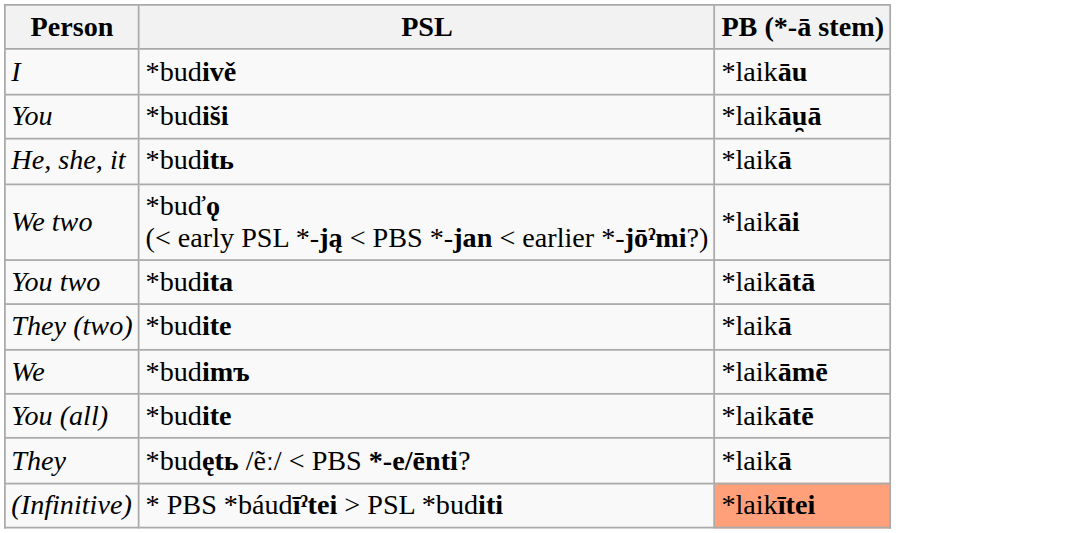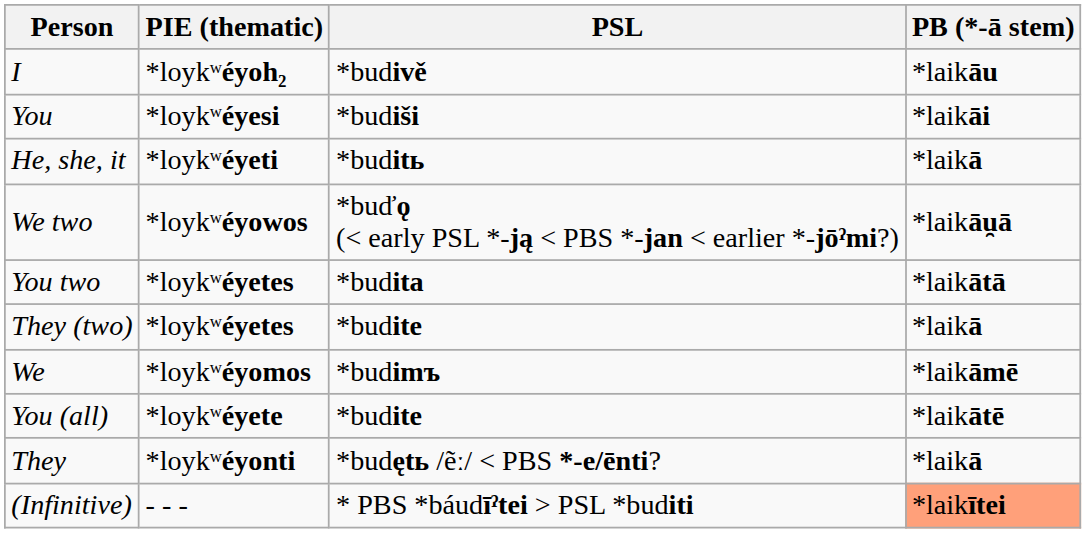+ column: (234, 26)
(771, 116) *laikāu̯ā -> (951, 116) *laikāi
(761, 221) *laikāi -> (962, 221) *laikāu̯ā
